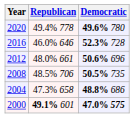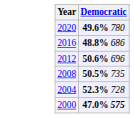- column: (53, 12)
(104, 43) 52.3% 728 -> (104, 43) 48.8% 686
(104, 89) 48.8% 686 -> (104, 89) 52.3% 728
